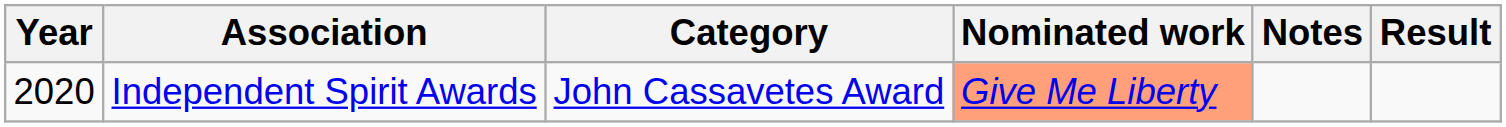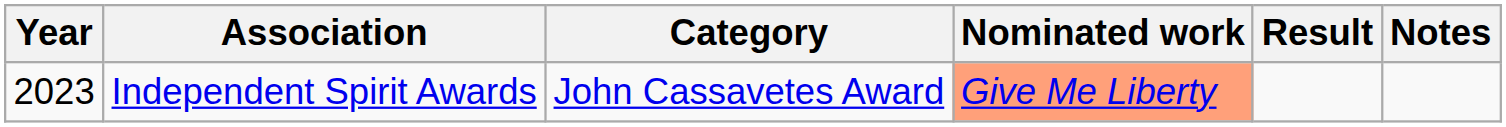columns swapped: (1436, 33) <-> (1312, 33)
(54, 91) 2020 -> (54, 91) 2023
